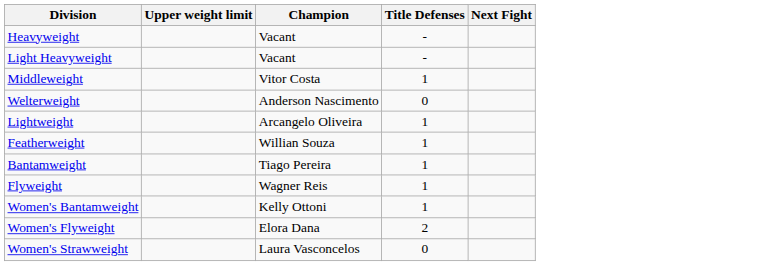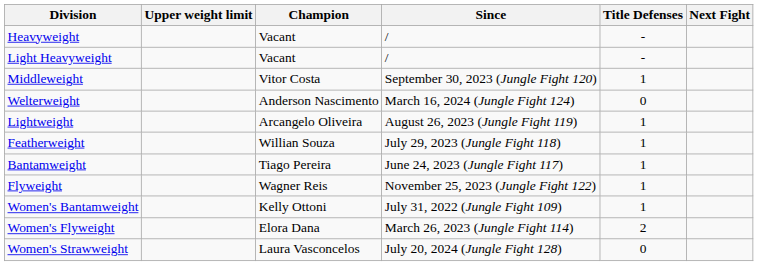+ column: (491, 15)
